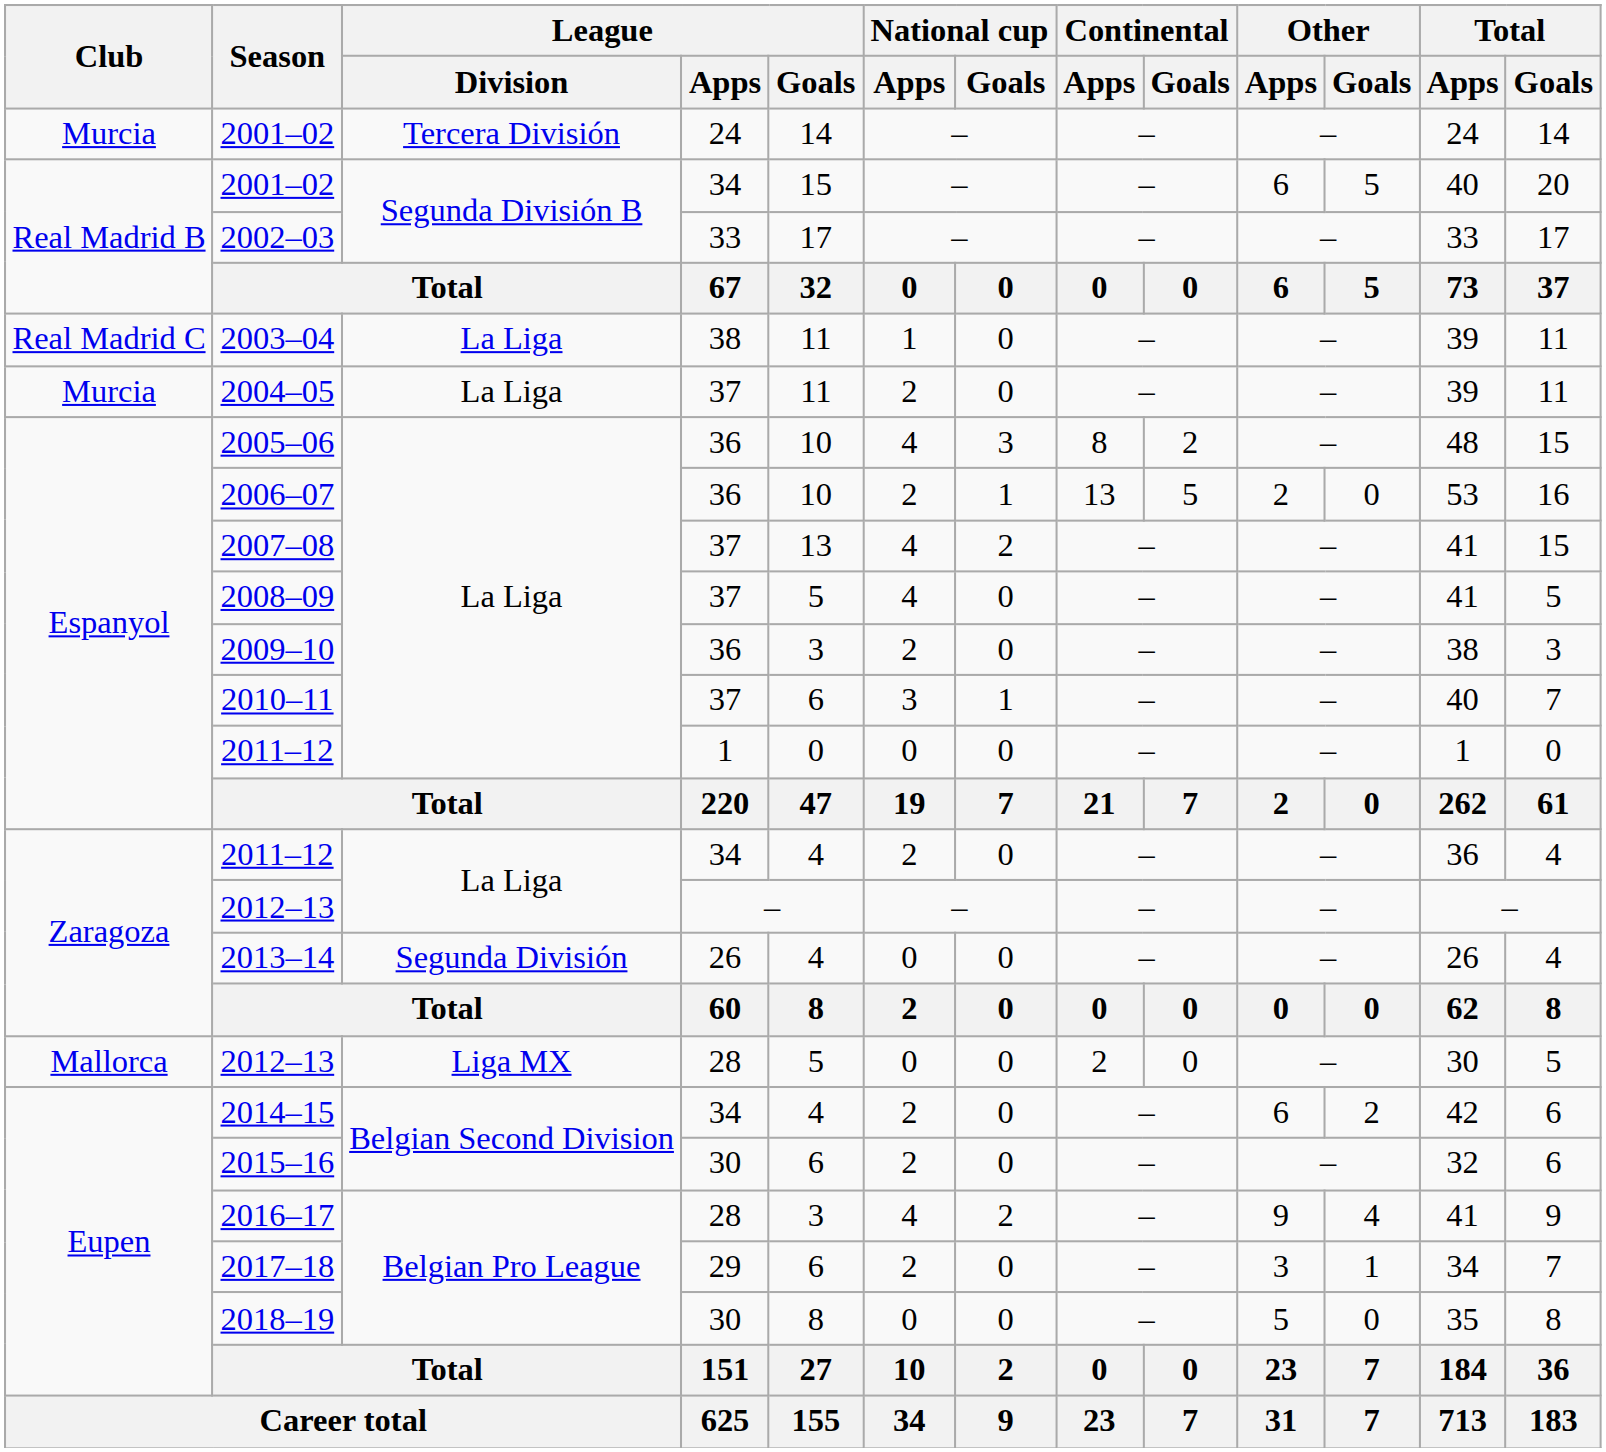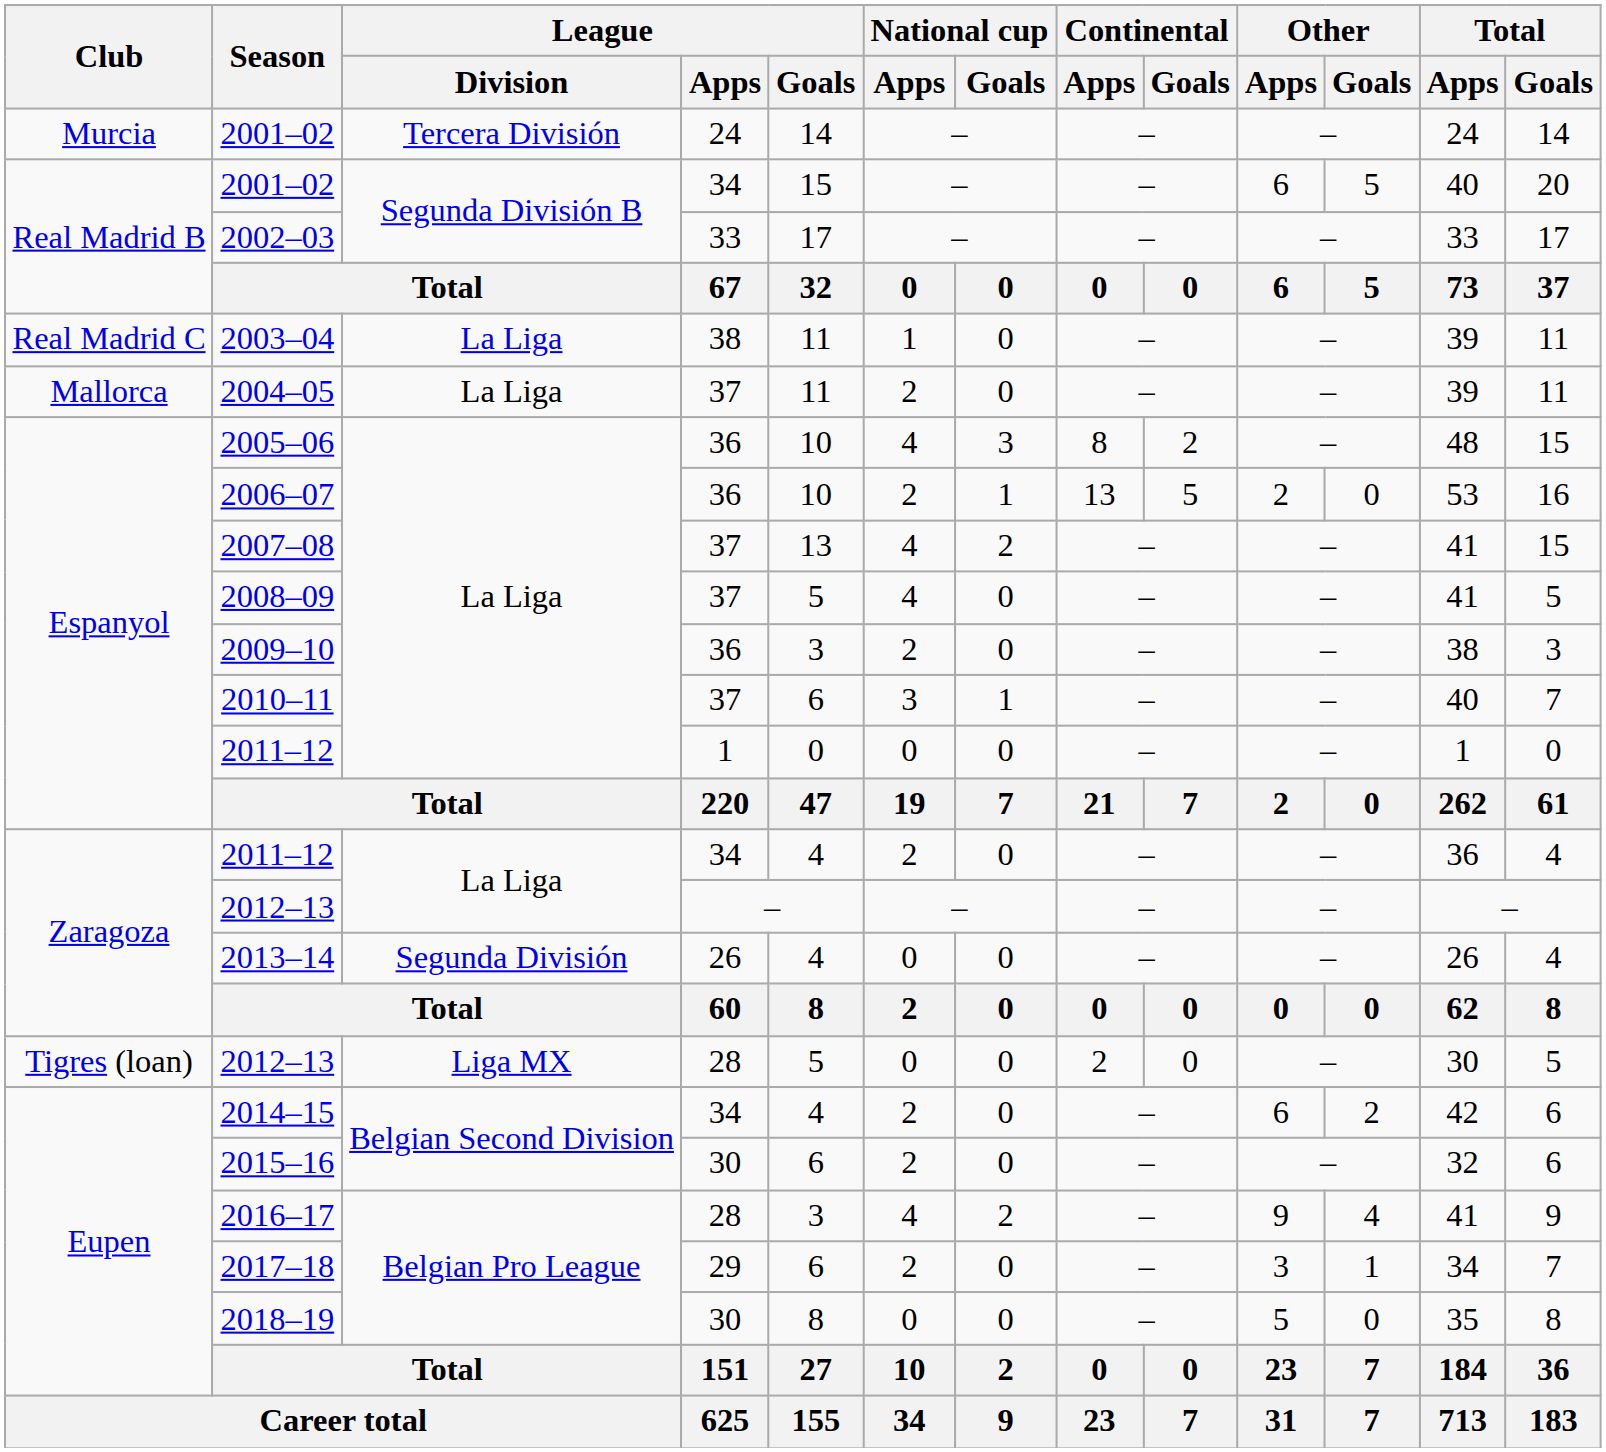(109, 390) Murcia -> (109, 390) Mallorca
(109, 1060) Mallorca -> (109, 1060) Tigres (loan)
